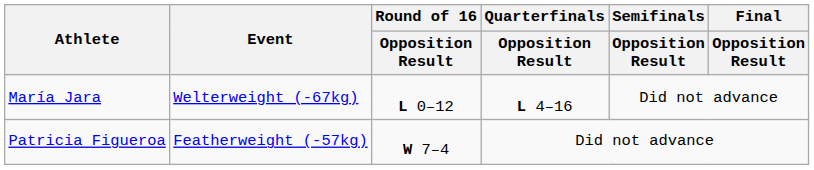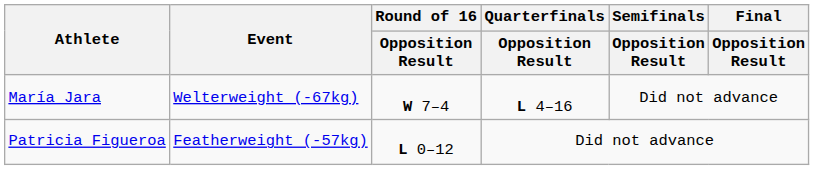(426, 106) L 0–12 -> (426, 106) W 7–4
(426, 151) W 7–4 -> (426, 151) L 0–12
